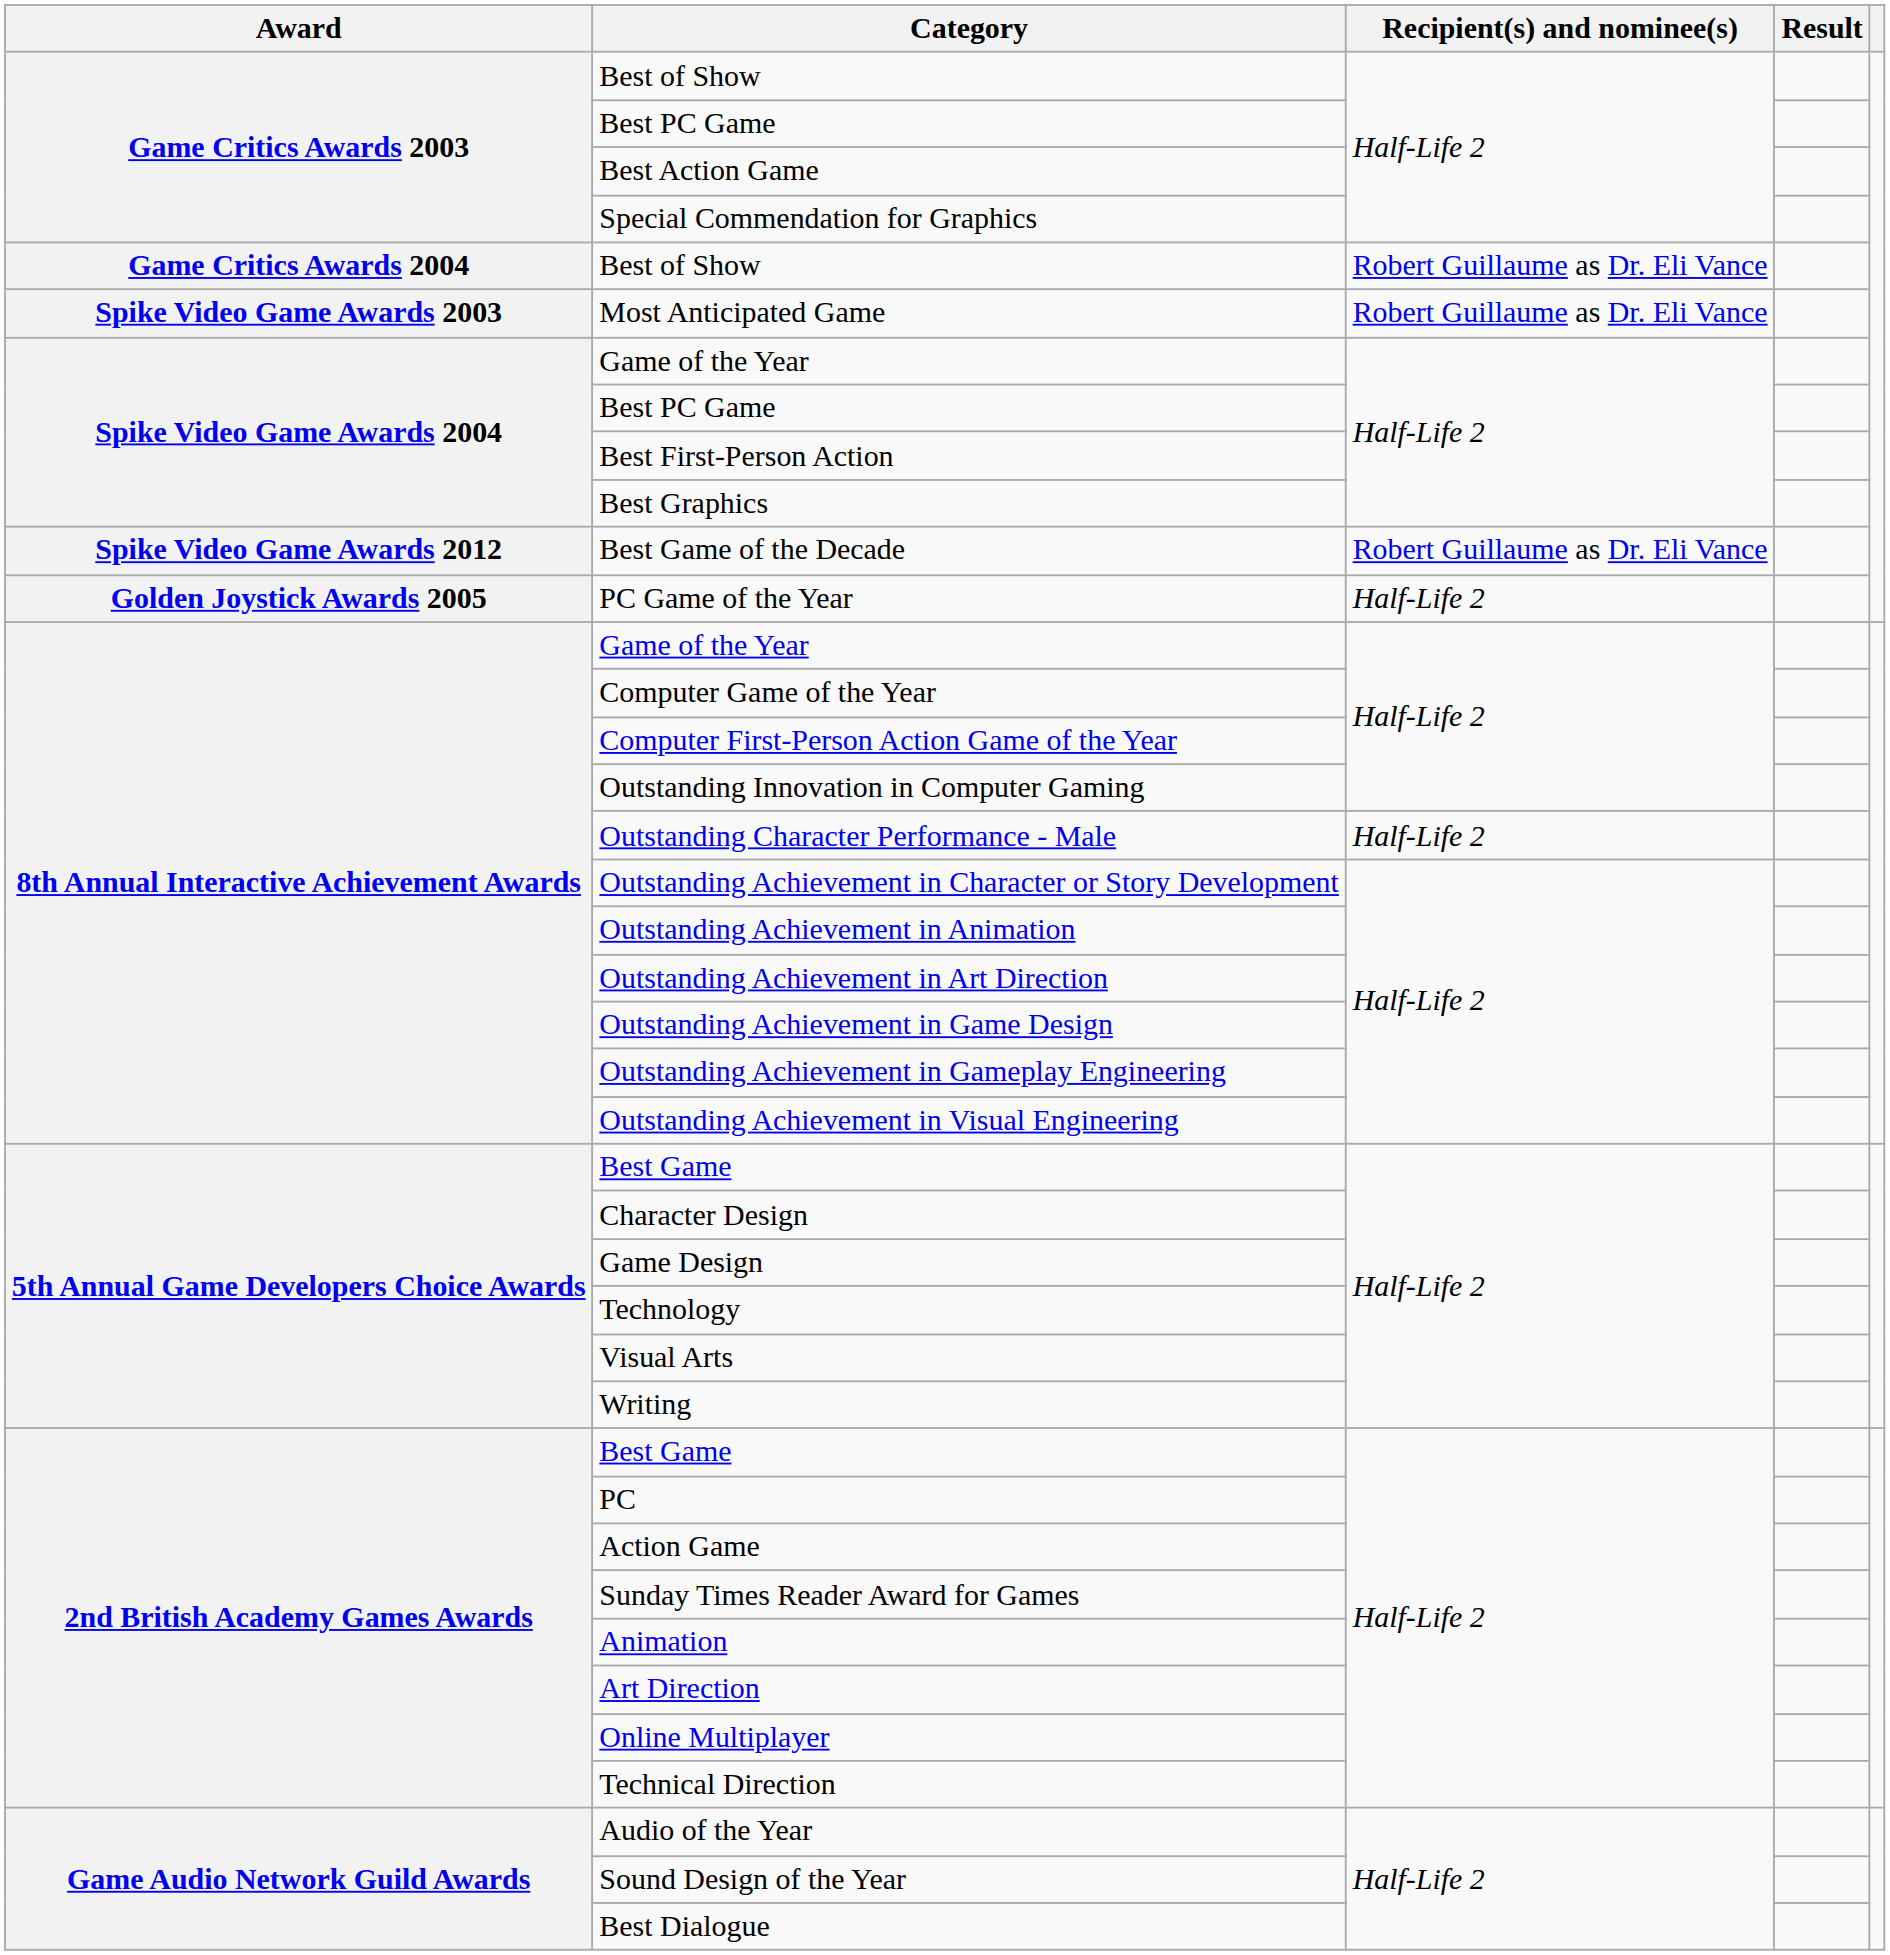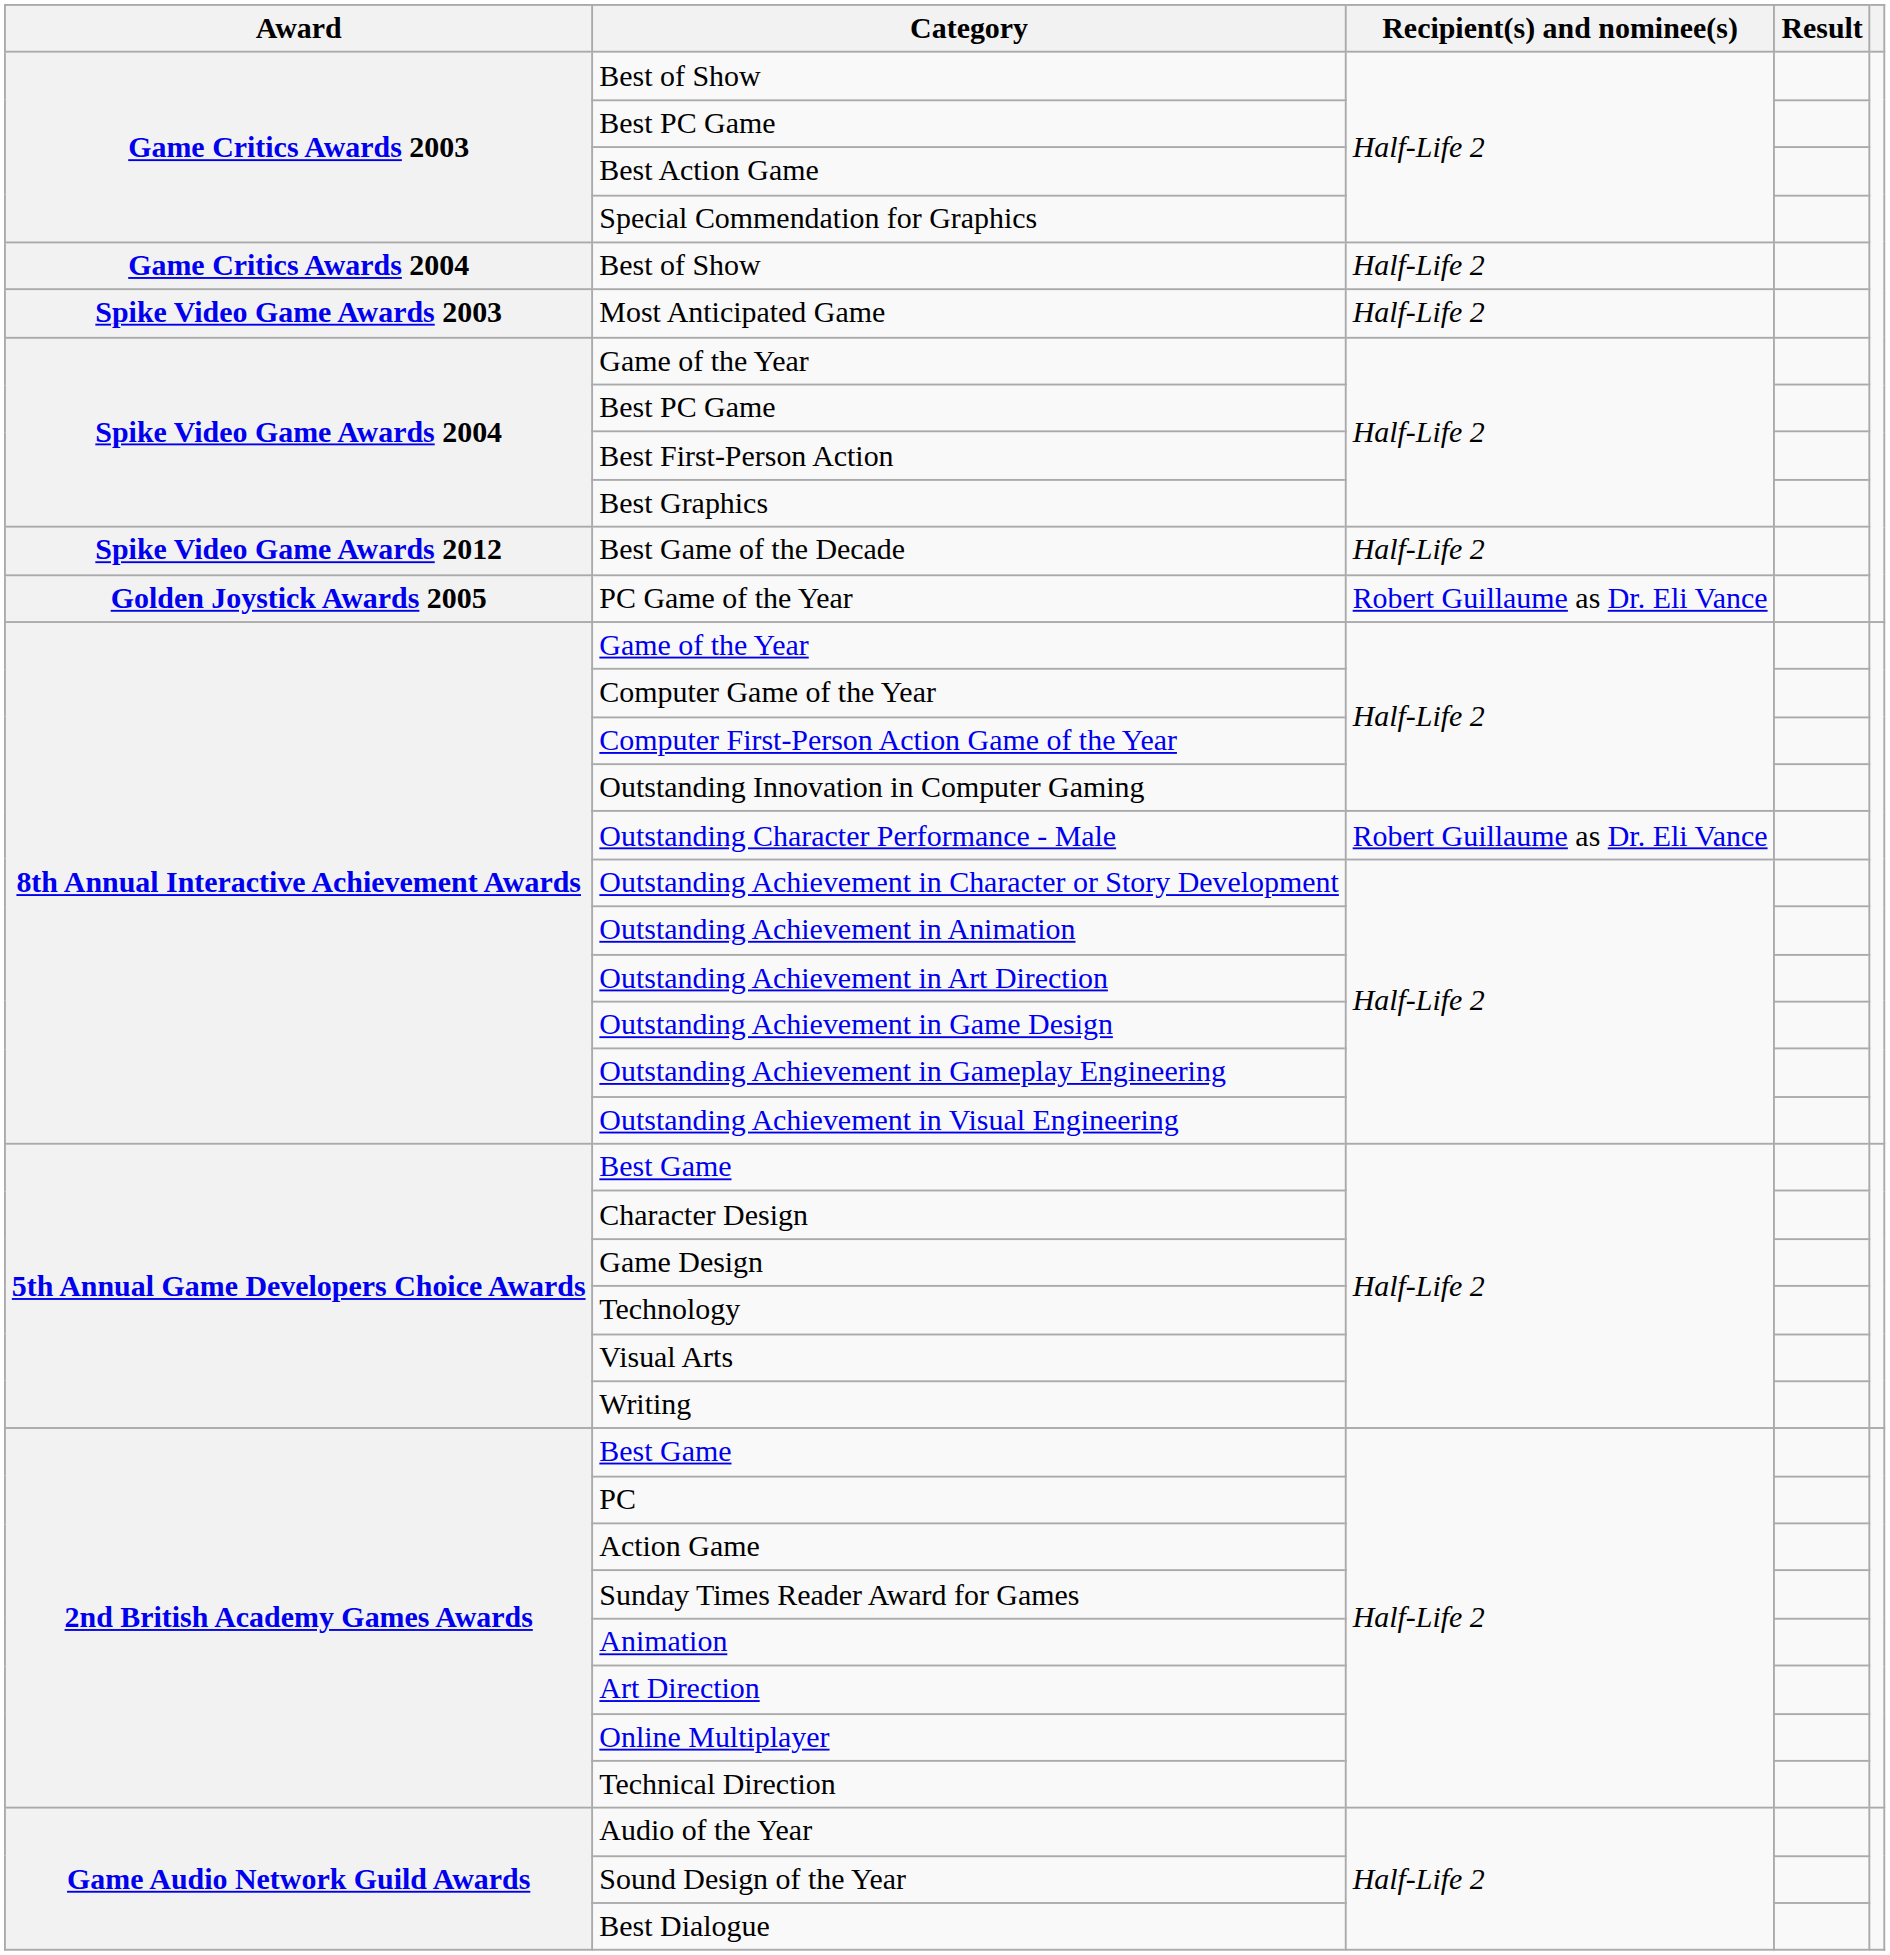(1560, 265) Robert Guillaume as Dr. Eli Vance -> (1419, 265) Half-Life 2
(1560, 312) Robert Guillaume as Dr. Eli Vance -> (1419, 312) Half-Life 2
(1560, 550) Robert Guillaume as Dr. Eli Vance -> (1419, 550) Half-Life 2
(1419, 597) Half-Life 2 -> (1560, 597) Robert Guillaume as Dr. Eli Vance
(1419, 834) Half-Life 2 -> (1560, 834) Robert Guillaume as Dr. Eli Vance
